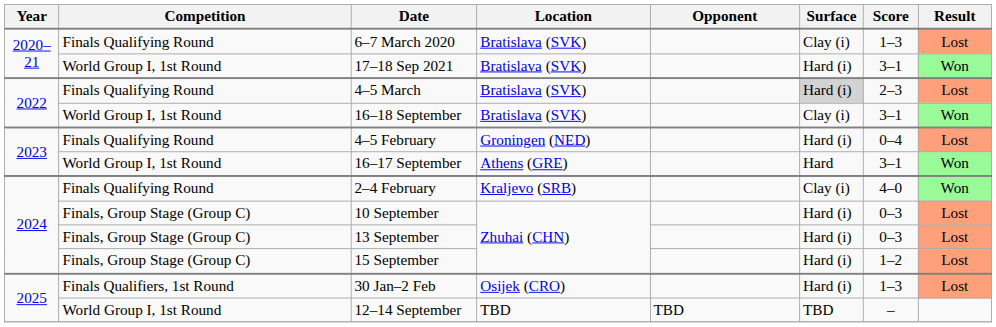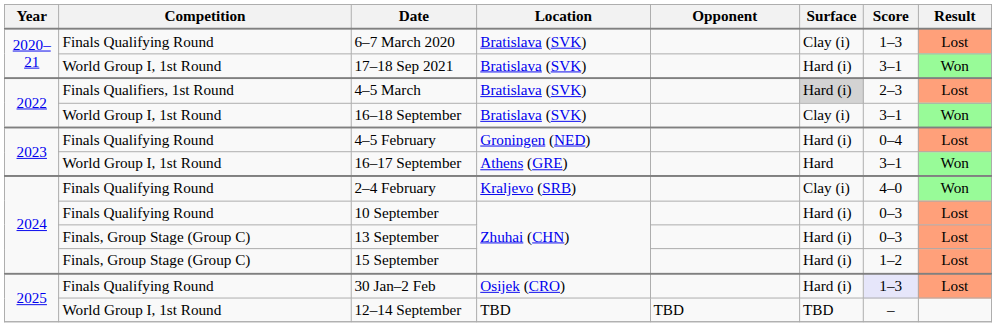(138, 90) Finals Qualifying Round -> (148, 90) Finals Qualifiers, 1st Round
(156, 212) Finals, Group Stage (Group C) -> (138, 212) Finals Qualifying Round
(148, 285) Finals Qualifiers, 1st Round -> (138, 285) Finals Qualifying Round
(891, 285) no background -> (891, 285) lavender background
